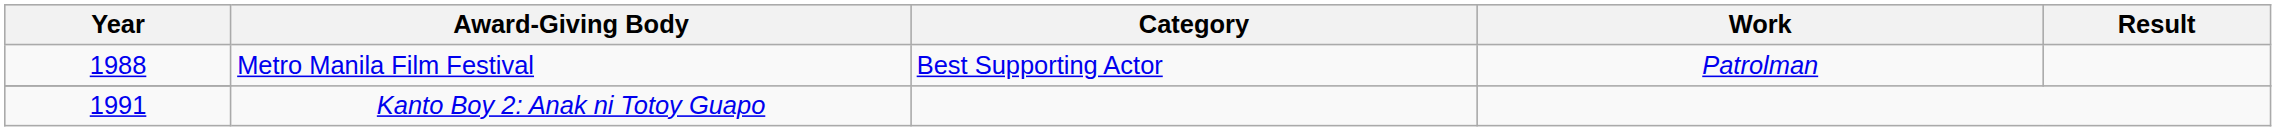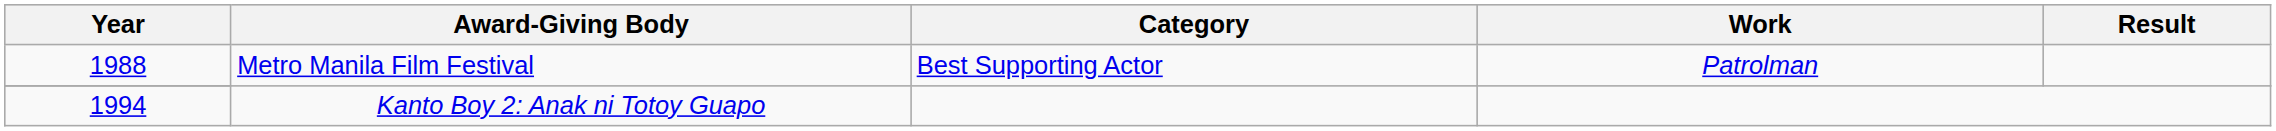(118, 105) 1991 -> (118, 105) 1994
